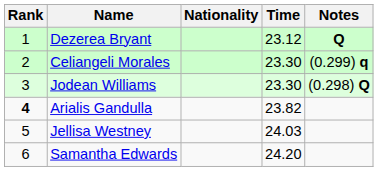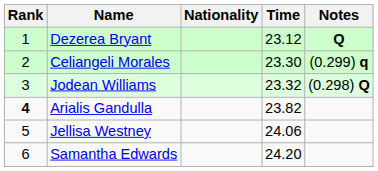(283, 85) 23.30 -> (283, 85) 23.32
(283, 131) 24.03 -> (283, 131) 24.06
